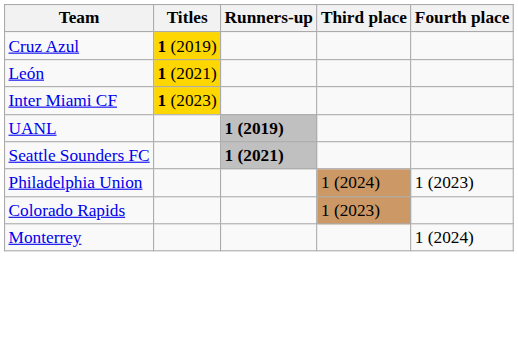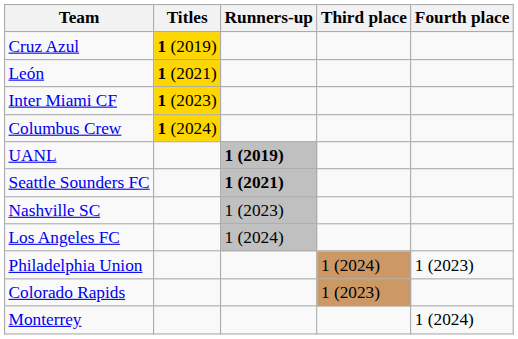+ row: (65, 127)
+ row: (54, 210)
+ row: (64, 237)
